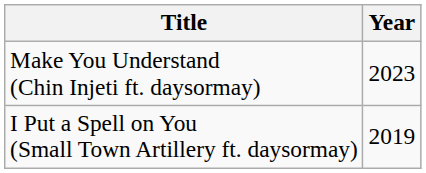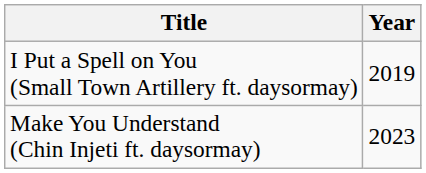rows swapped: (184, 136) <-> (135, 73)
